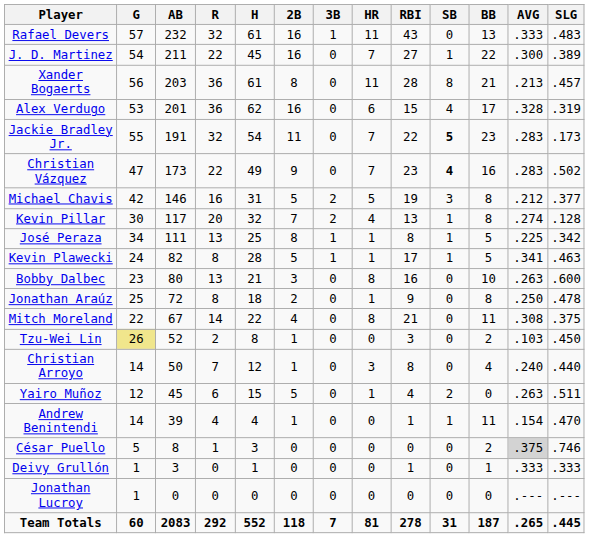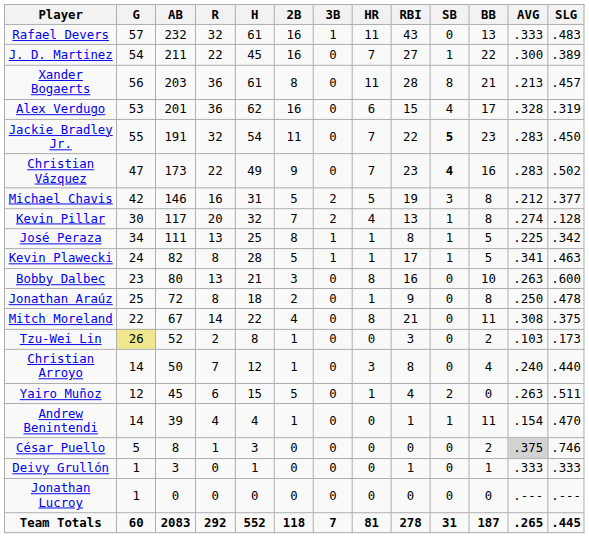(566, 137) .173 -> (566, 137) .450
(566, 339) .450 -> (566, 339) .173
